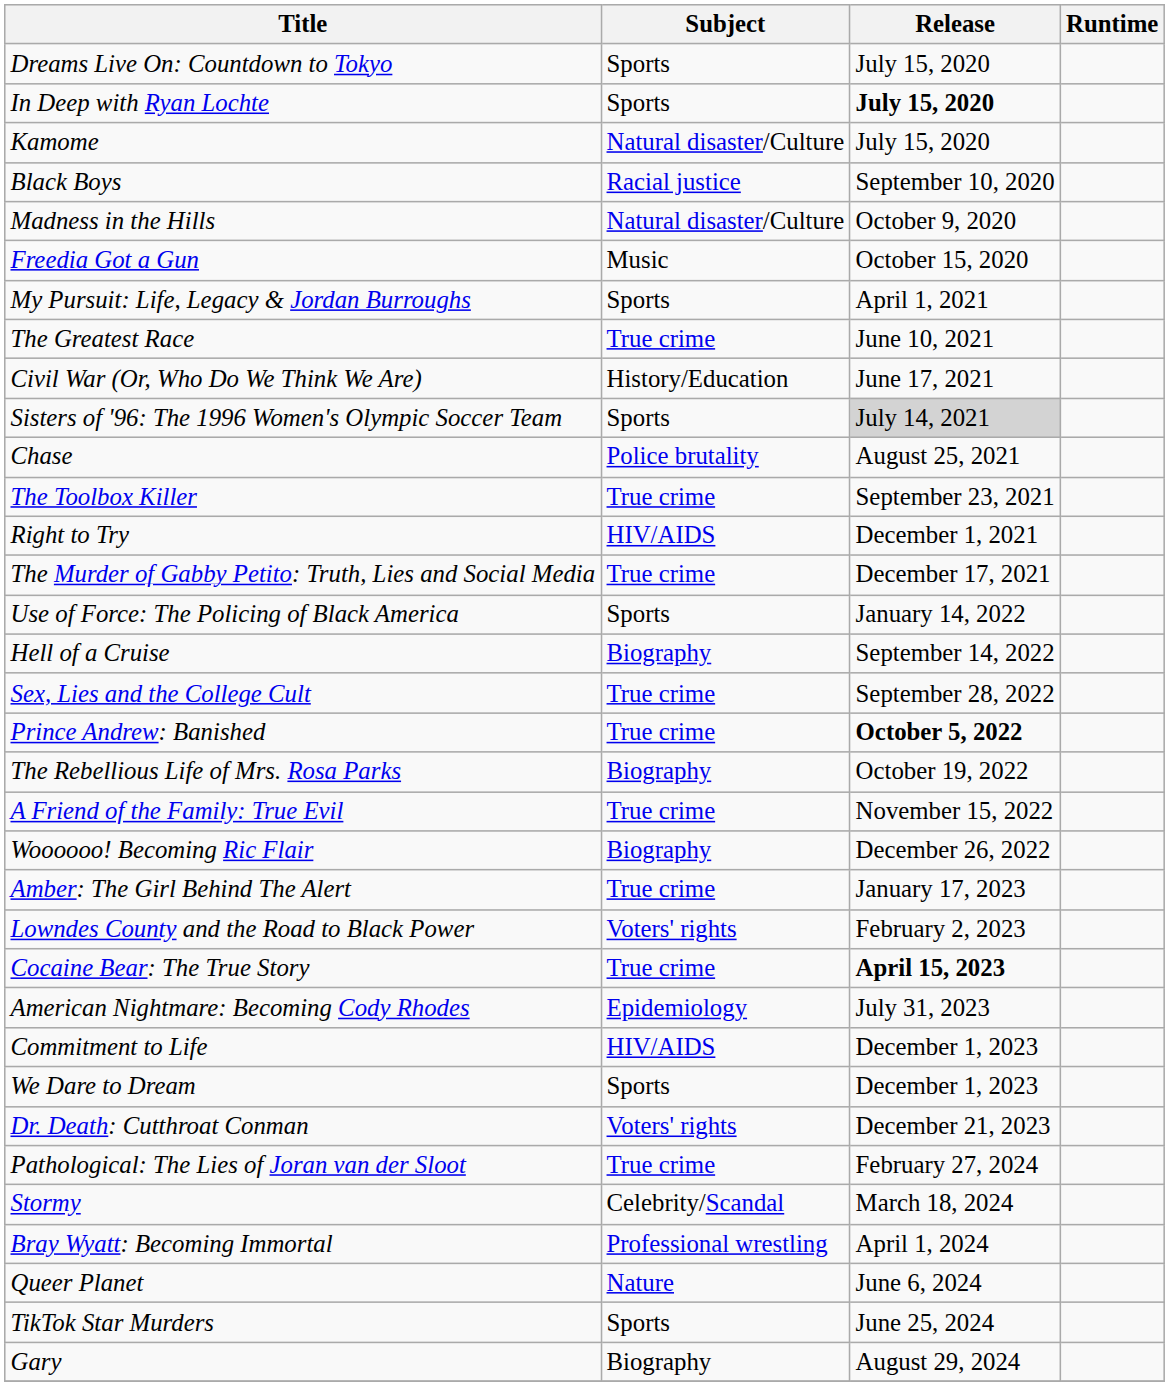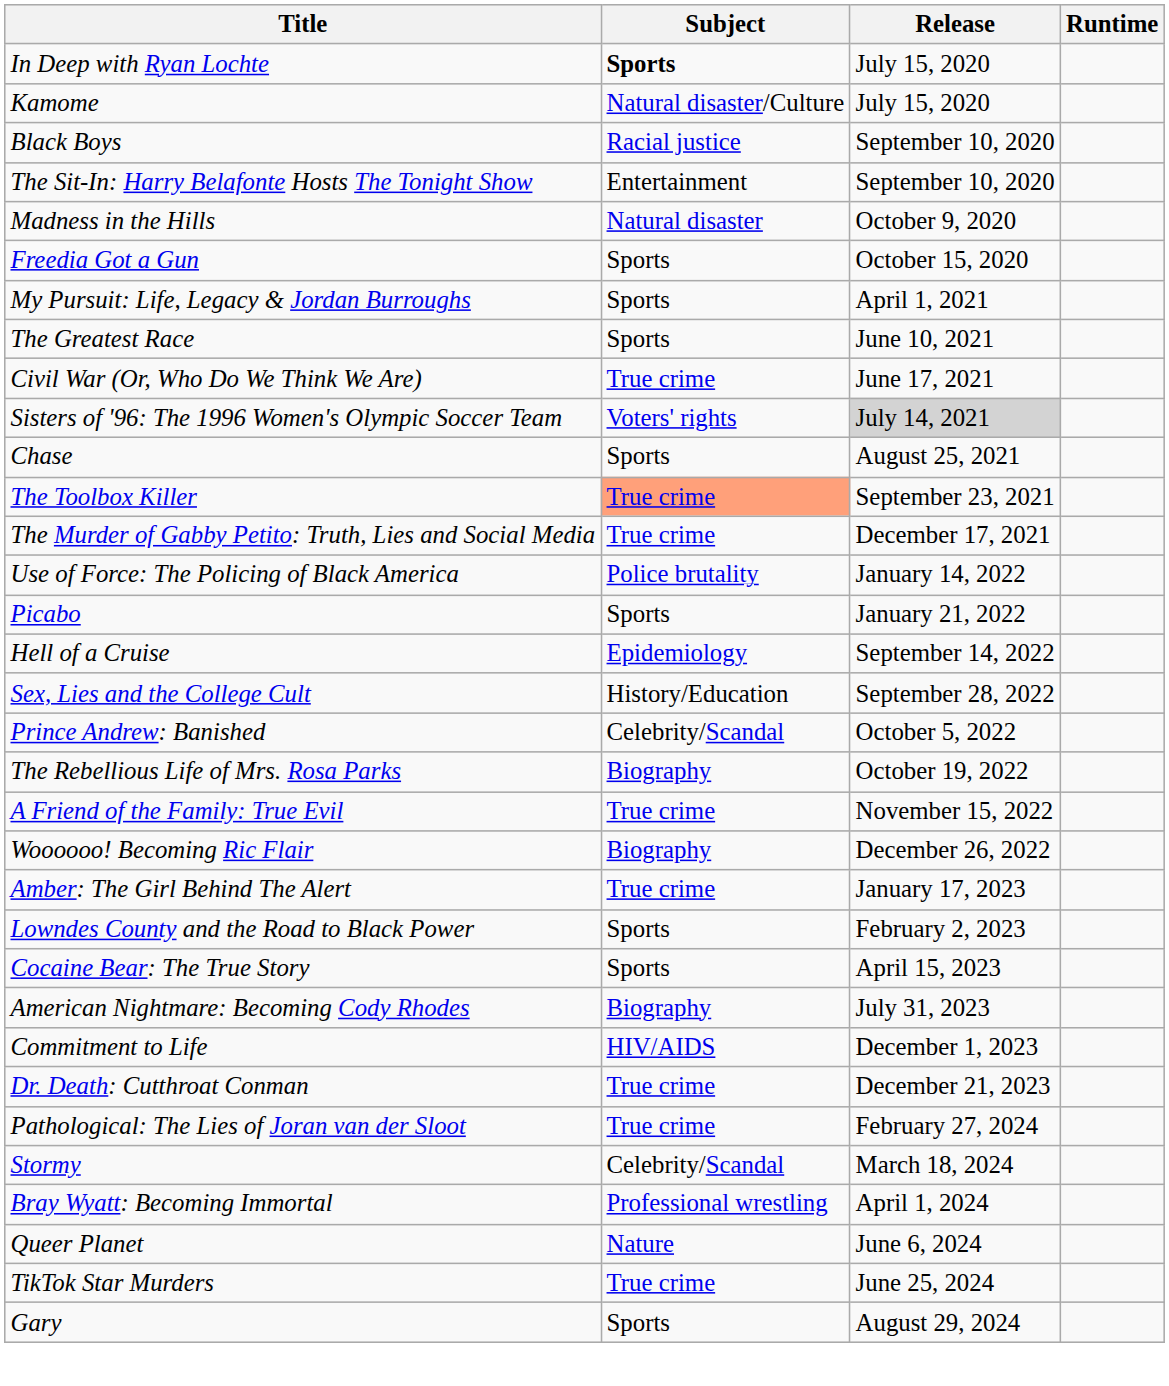- row: (201, 63)
(638, 102) normal -> (641, 63) bold
(925, 102) bold -> (923, 63) normal
+ row: (271, 181)
(725, 220) Natural disaster/Culture -> (685, 220) Natural disaster
(638, 260) Music -> (638, 260) Sports
(661, 338) True crime -> (638, 338) Sports
(697, 378) History/Education -> (661, 378) True crime
(638, 417) Sports -> (672, 417) Voters' rights
(683, 456) Police brutality -> (638, 456) Sports
(661, 496) no background -> (661, 496) lightsalmon background
- row: (70, 535)
(638, 614) Sports -> (683, 574) Police brutality
+ row: (46, 614)
(659, 653) Biography -> (677, 653) Epidemiology
(661, 692) True crime -> (697, 692) History/Education
(661, 732) True crime -> (695, 732) Celebrity/Scandal
(939, 732) bold -> (936, 732) normal
(672, 928) Voters' rights -> (638, 928) Sports
(661, 968) True crime -> (638, 968) Sports
(930, 968) bold -> (928, 968) normal
(677, 1007) Epidemiology -> (659, 1007) Biography
- row: (103, 1086)
(672, 1125) Voters' rights -> (661, 1086) True crime
(638, 1322) Sports -> (661, 1282) True crime
(659, 1361) Biography -> (638, 1322) Sports
